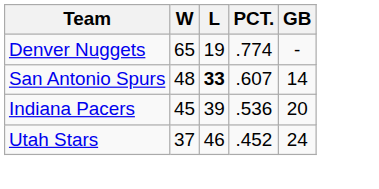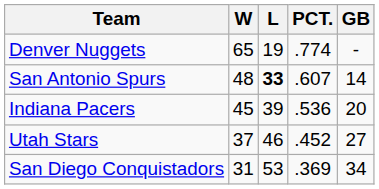(297, 139) 24 -> (356, 139) 27
+ row: (117, 169)
